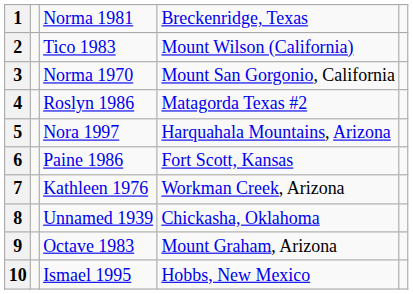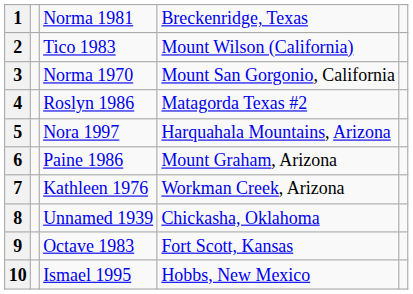(227, 160) Fort Scott, Kansas -> (249, 160) Mount Graham, Arizona
(249, 246) Mount Graham, Arizona -> (227, 246) Fort Scott, Kansas
